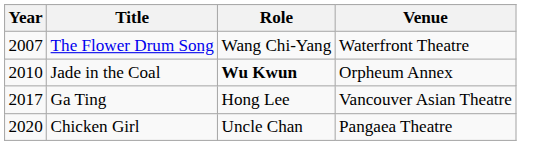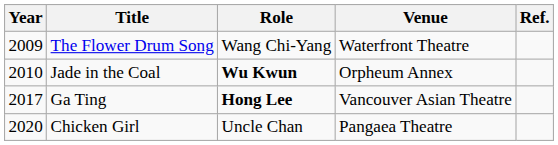+ column: (535, 18)
(26, 45) 2007 -> (26, 45) 2009
(256, 99) normal -> (257, 99) bold
